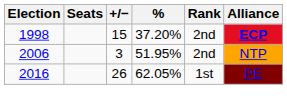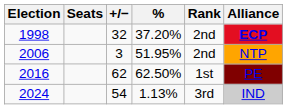(119, 34) 15 -> (119, 34) 32
(119, 74) 26 -> (119, 74) 62
(158, 74) 62.05% -> (158, 74) 62.50%
+ row: (34, 93)
